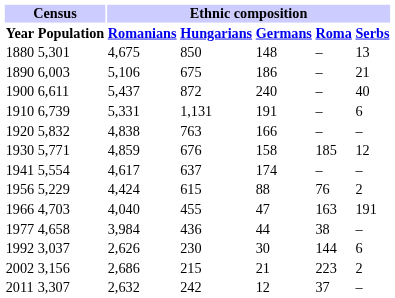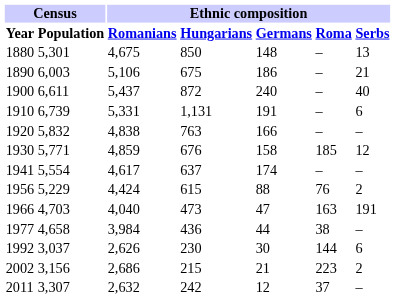(191, 209) 455 -> (191, 209) 473
